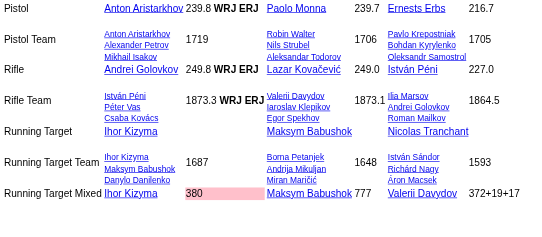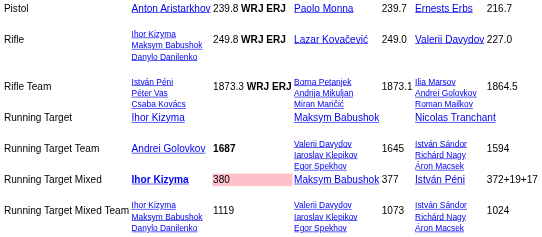- row: (30, 39)
(141, 70) Andrei Golovkov -> (167, 45) Ihor Kizyma Maksym Babushok Danylo Danilenko
(413, 70) István Péni -> (450, 39) Valerii Davydov
(299, 107) Valerii Davydov Iaroslav Klepikov Egor Spekhov -> (324, 93) Borna Petanjek Andrija Mikuljan Miran Maričić
(140, 169) Ihor Kizyma Maksym Babushok Danylo Danilenko -> (169, 149) Andrei Golovkov
(197, 163) normal -> (224, 149) bold
(296, 169) Borna Petanjek Andrija Mikuljan Miran Maričić -> (326, 155) Valerii Davydov Iaroslav Klepikov Egor Spekhov
(366, 163) 1648 -> (393, 149) 1645
(480, 163) 1593 -> (498, 149) 1594
(131, 193) normal -> (160, 180) bold
(363, 193) 777 -> (390, 180) 377
(422, 193) Valerii Davydov -> (440, 180) István Péni
+ row: (66, 210)
